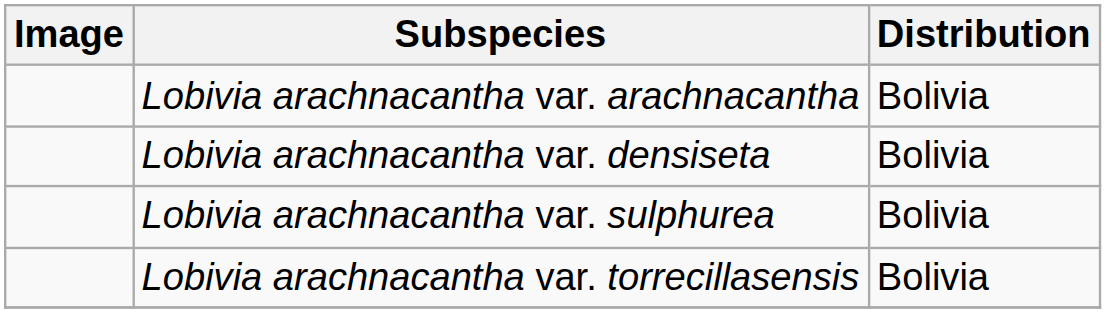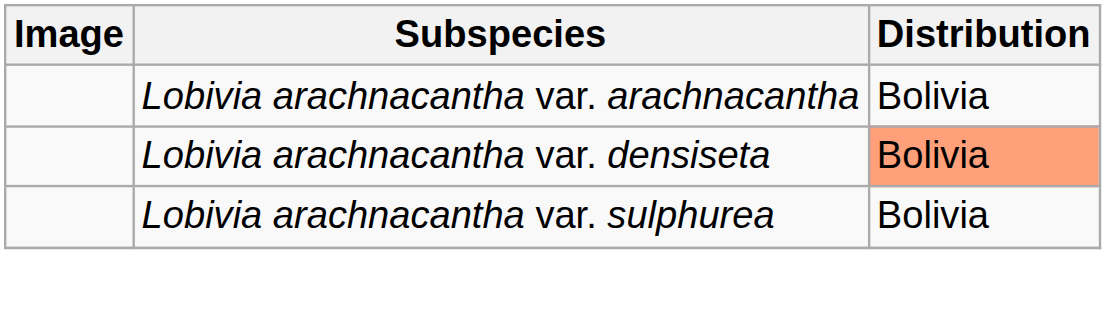(933, 155) no background -> (933, 155) lightsalmon background
- row: (500, 276)
